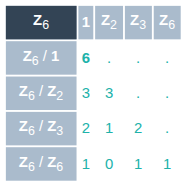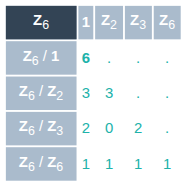(109, 128) 1 -> (109, 128) 0
(109, 163) 0 -> (109, 163) 1
